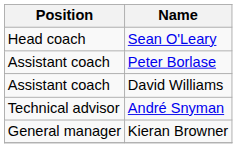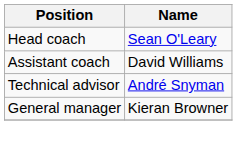- row: (172, 62)
